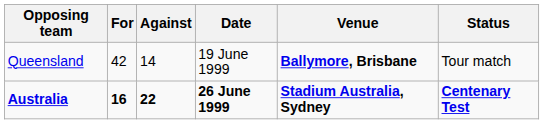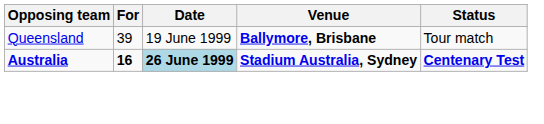- column: (166, 23)
(119, 61) 42 -> (124, 37) 39
(224, 99) no background -> (190, 60) lightblue background
